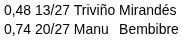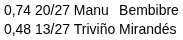rows swapped: (94, 10) <-> (91, 29)
